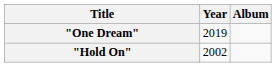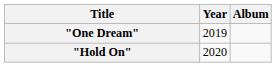(215, 52) 2002 -> (215, 52) 2020
